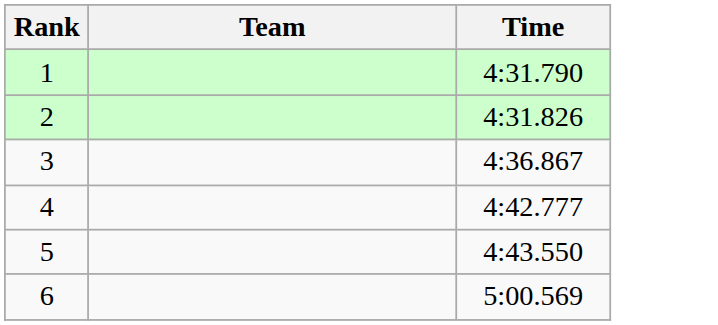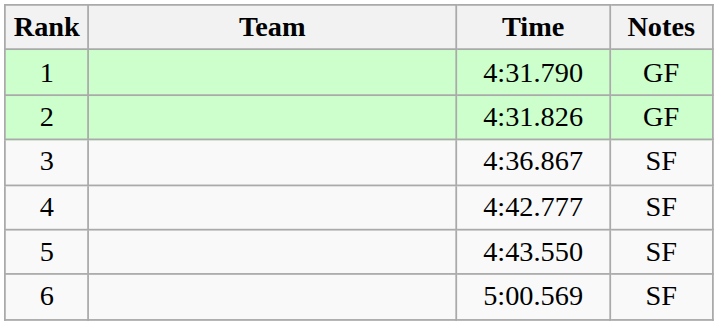+ column: (661, 26)
